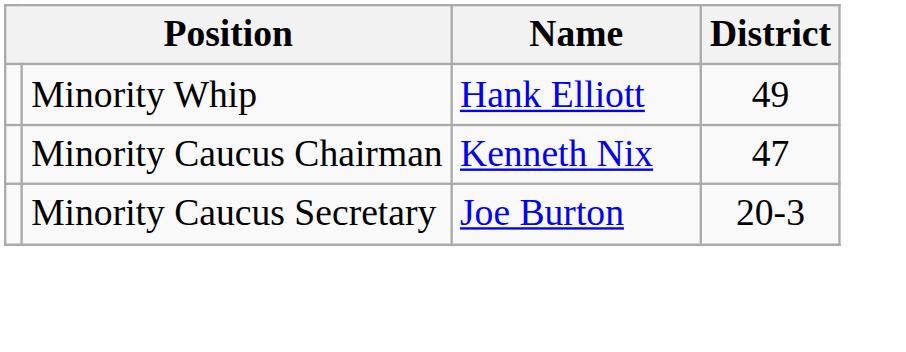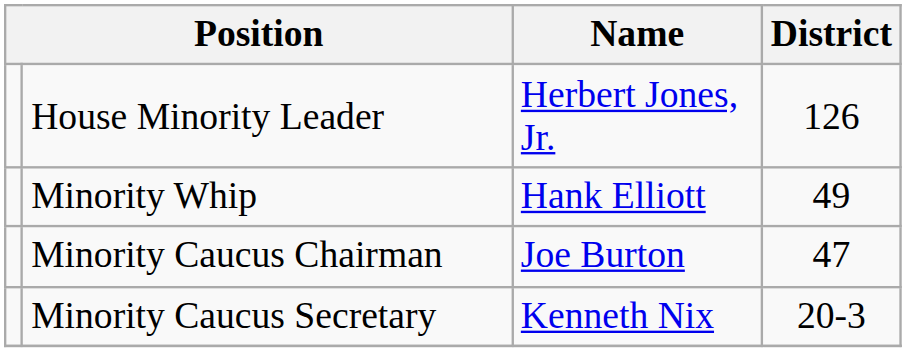+ row: (208, 115)
(557, 153) Kenneth Nix -> (603, 255) Joe Burton
(542, 213) Joe Burton -> (617, 315) Kenneth Nix
